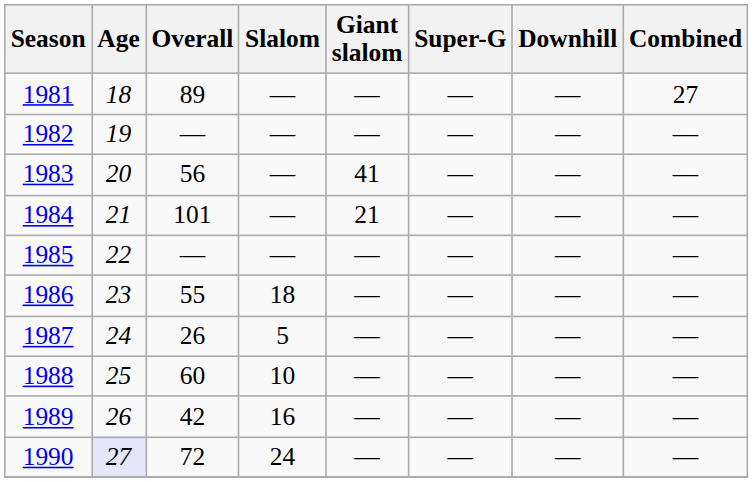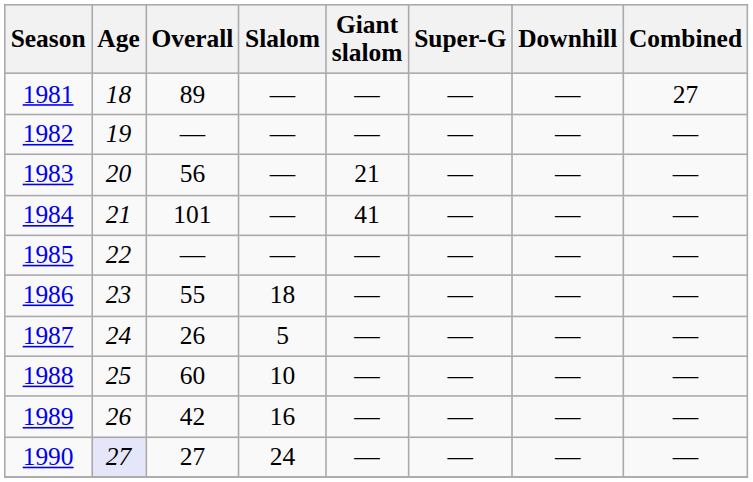(367, 174) 41 -> (367, 174) 21
(367, 214) 21 -> (367, 214) 41
(192, 456) 72 -> (192, 456) 27
